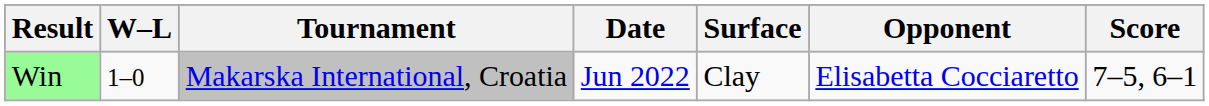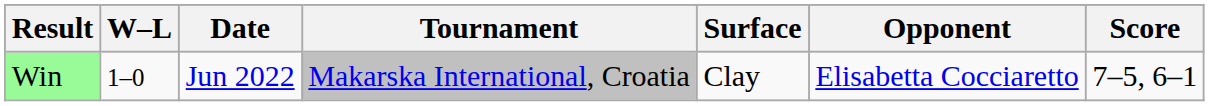columns swapped: (635, 28) <-> (376, 28)
